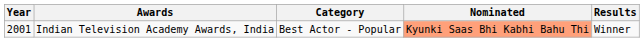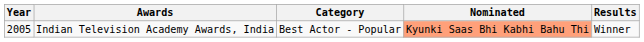(19, 29) 2001 -> (19, 29) 2005
